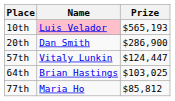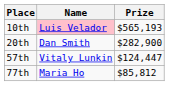(145, 42) $286,900 -> (139, 42) $282,900
- row: (18, 73)
